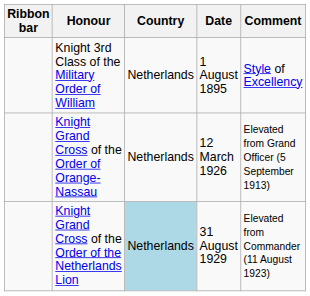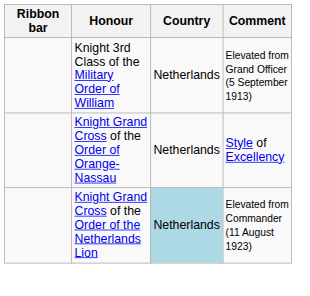- column: (219, 21)
(273, 75) Style of Excellency -> (257, 76) Elevated from Grand Officer (5 September 1913)
(270, 158) Elevated from Grand Officer (5 September 1913) -> (255, 150) Style of Excellency
